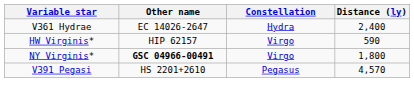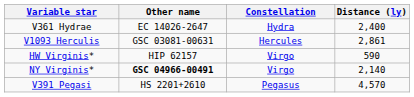+ row: (62, 41)
(372, 56) 1,800 -> (372, 70) 2,140
